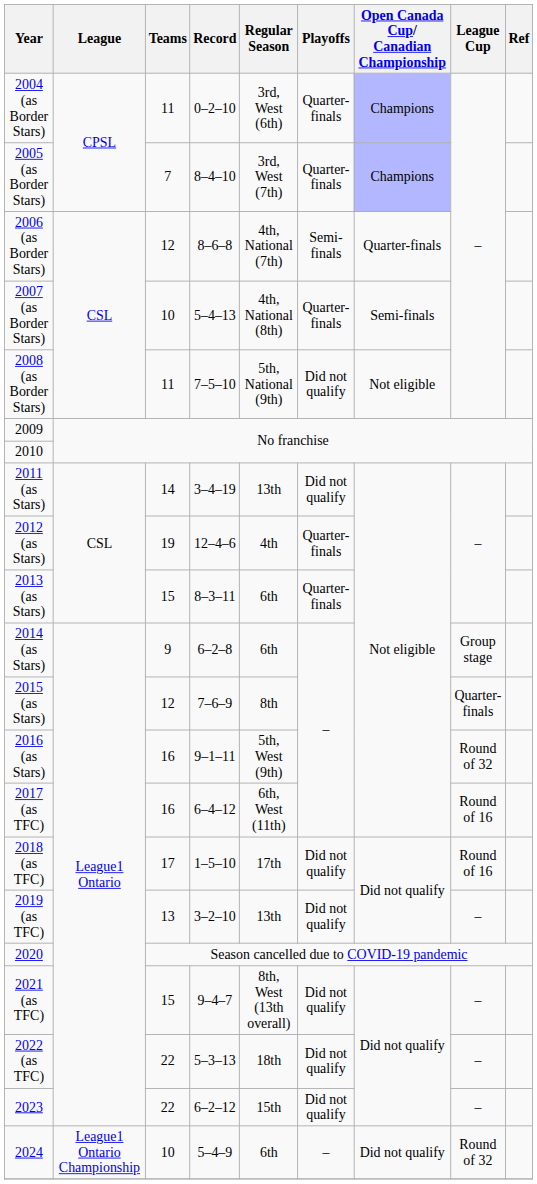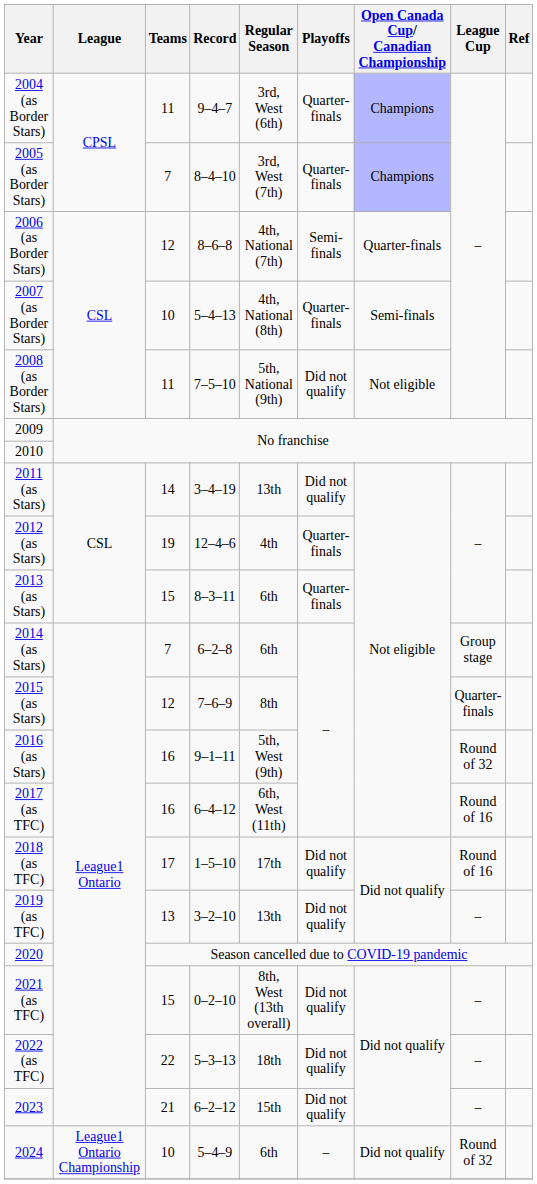(215, 108) 0–2–10 -> (215, 108) 9–4–7
(168, 649) 9 -> (168, 649) 7
(215, 1000) 9–4–7 -> (215, 1000) 0–2–10
(168, 1106) 22 -> (168, 1106) 21
